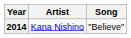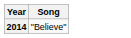- column: (57, 12)
